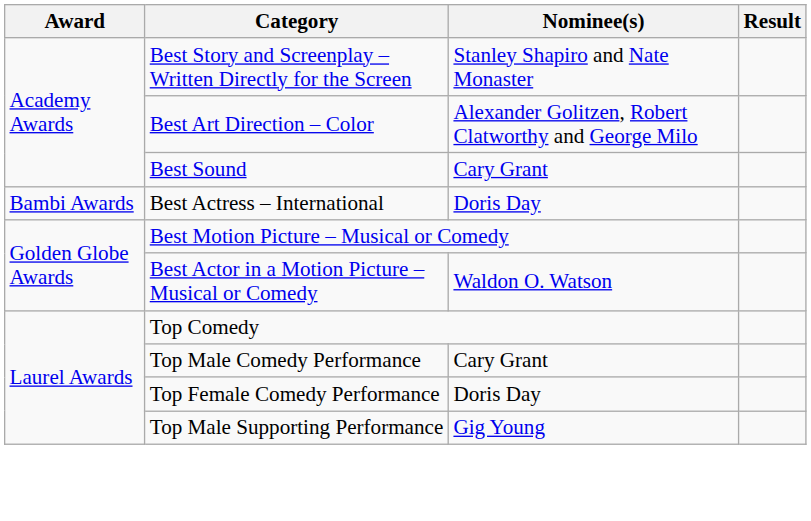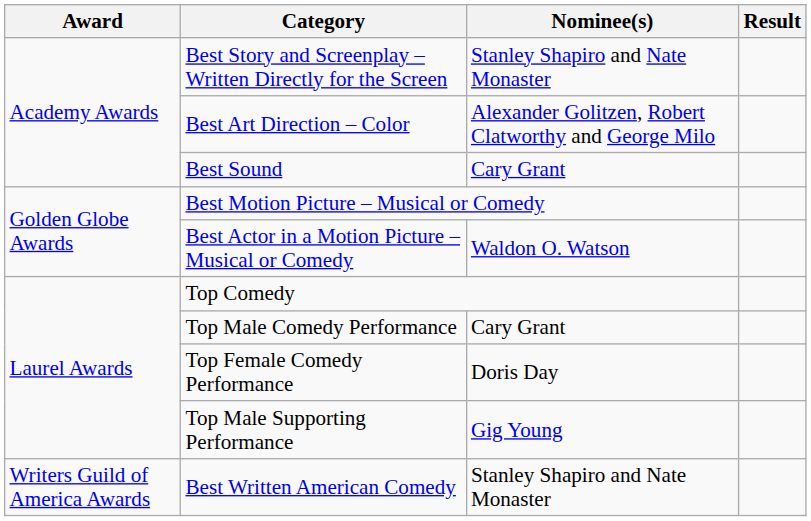- row: (267, 202)
+ row: (321, 486)
